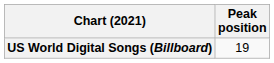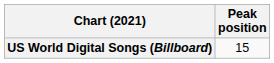(242, 48) 19 -> (242, 48) 15
